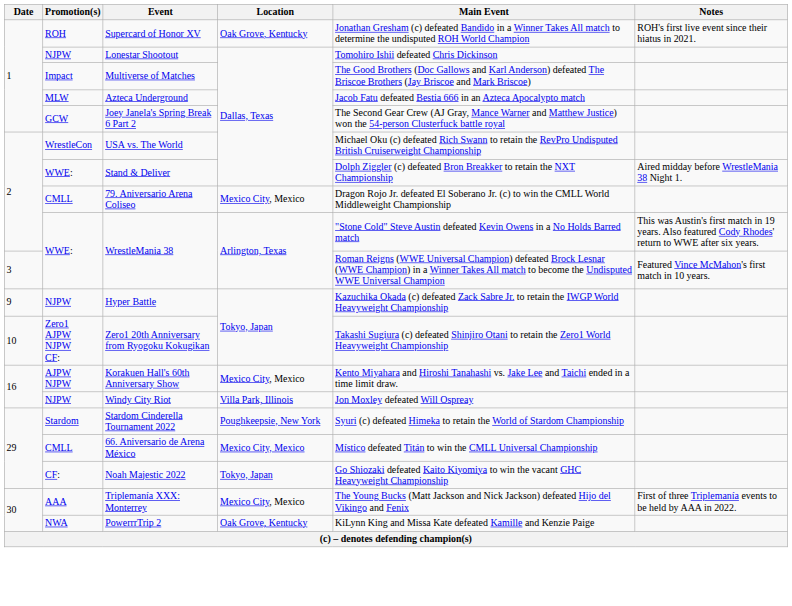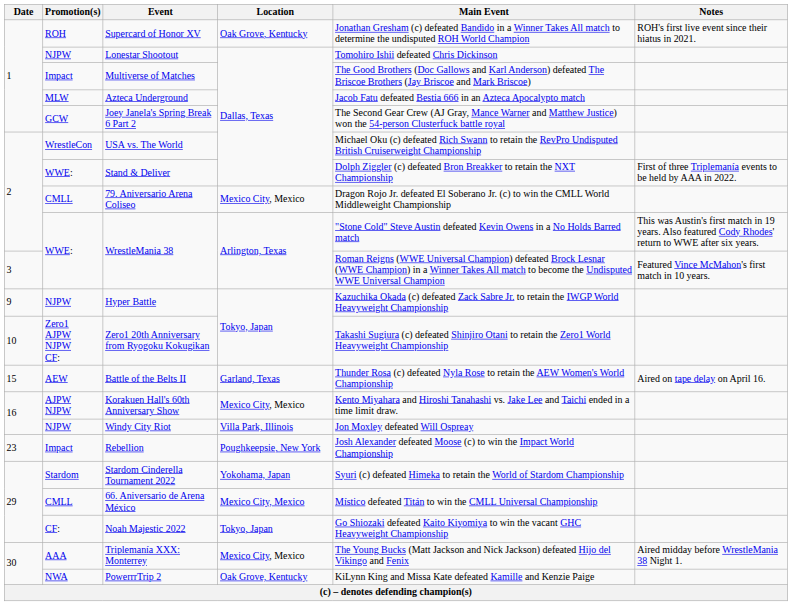(708, 172) Aired midday before WrestleMania 38 Night 1. -> (707, 172) First of three Triplemanía events to be held by AAA in 2022.
+ row: (12, 378)
+ row: (12, 448)
(270, 421) Poughkeepsie, New York -> (255, 475) Yokohama, Japan
(707, 502) First of three Triplemanía events to be held by AAA in 2022. -> (708, 555) Aired midday before WrestleMania 38 Night 1.
